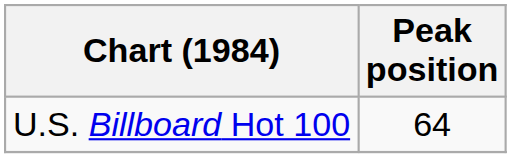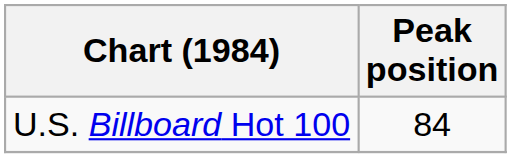(432, 123) 64 -> (432, 123) 84
